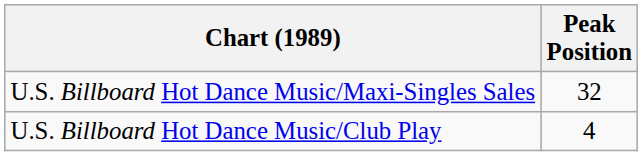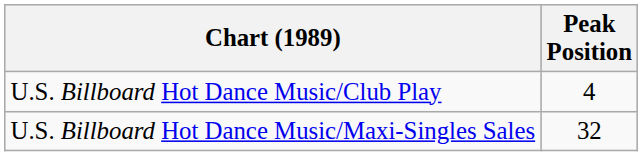rows swapped: (226, 130) <-> (273, 91)
